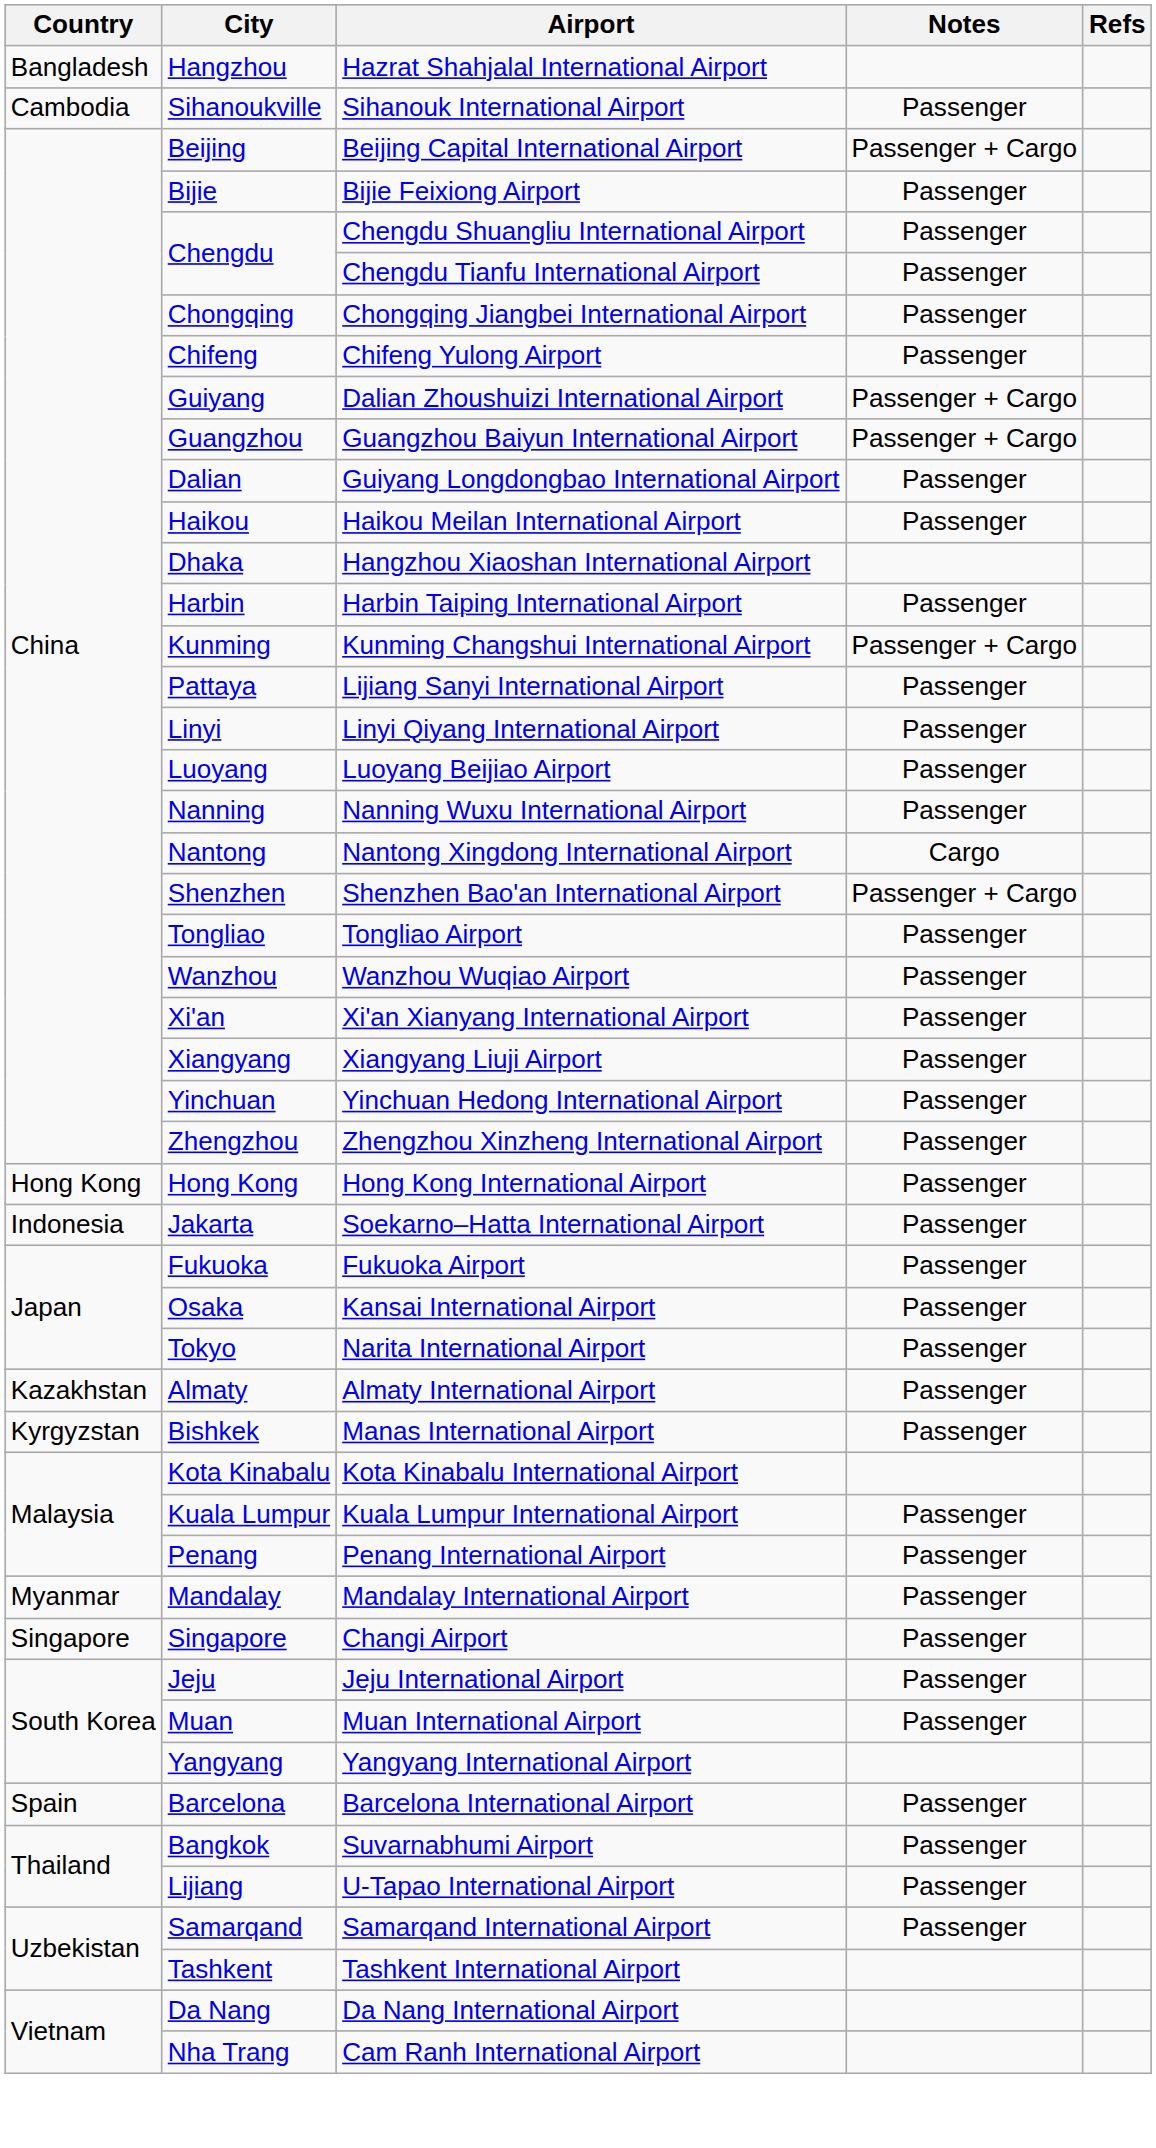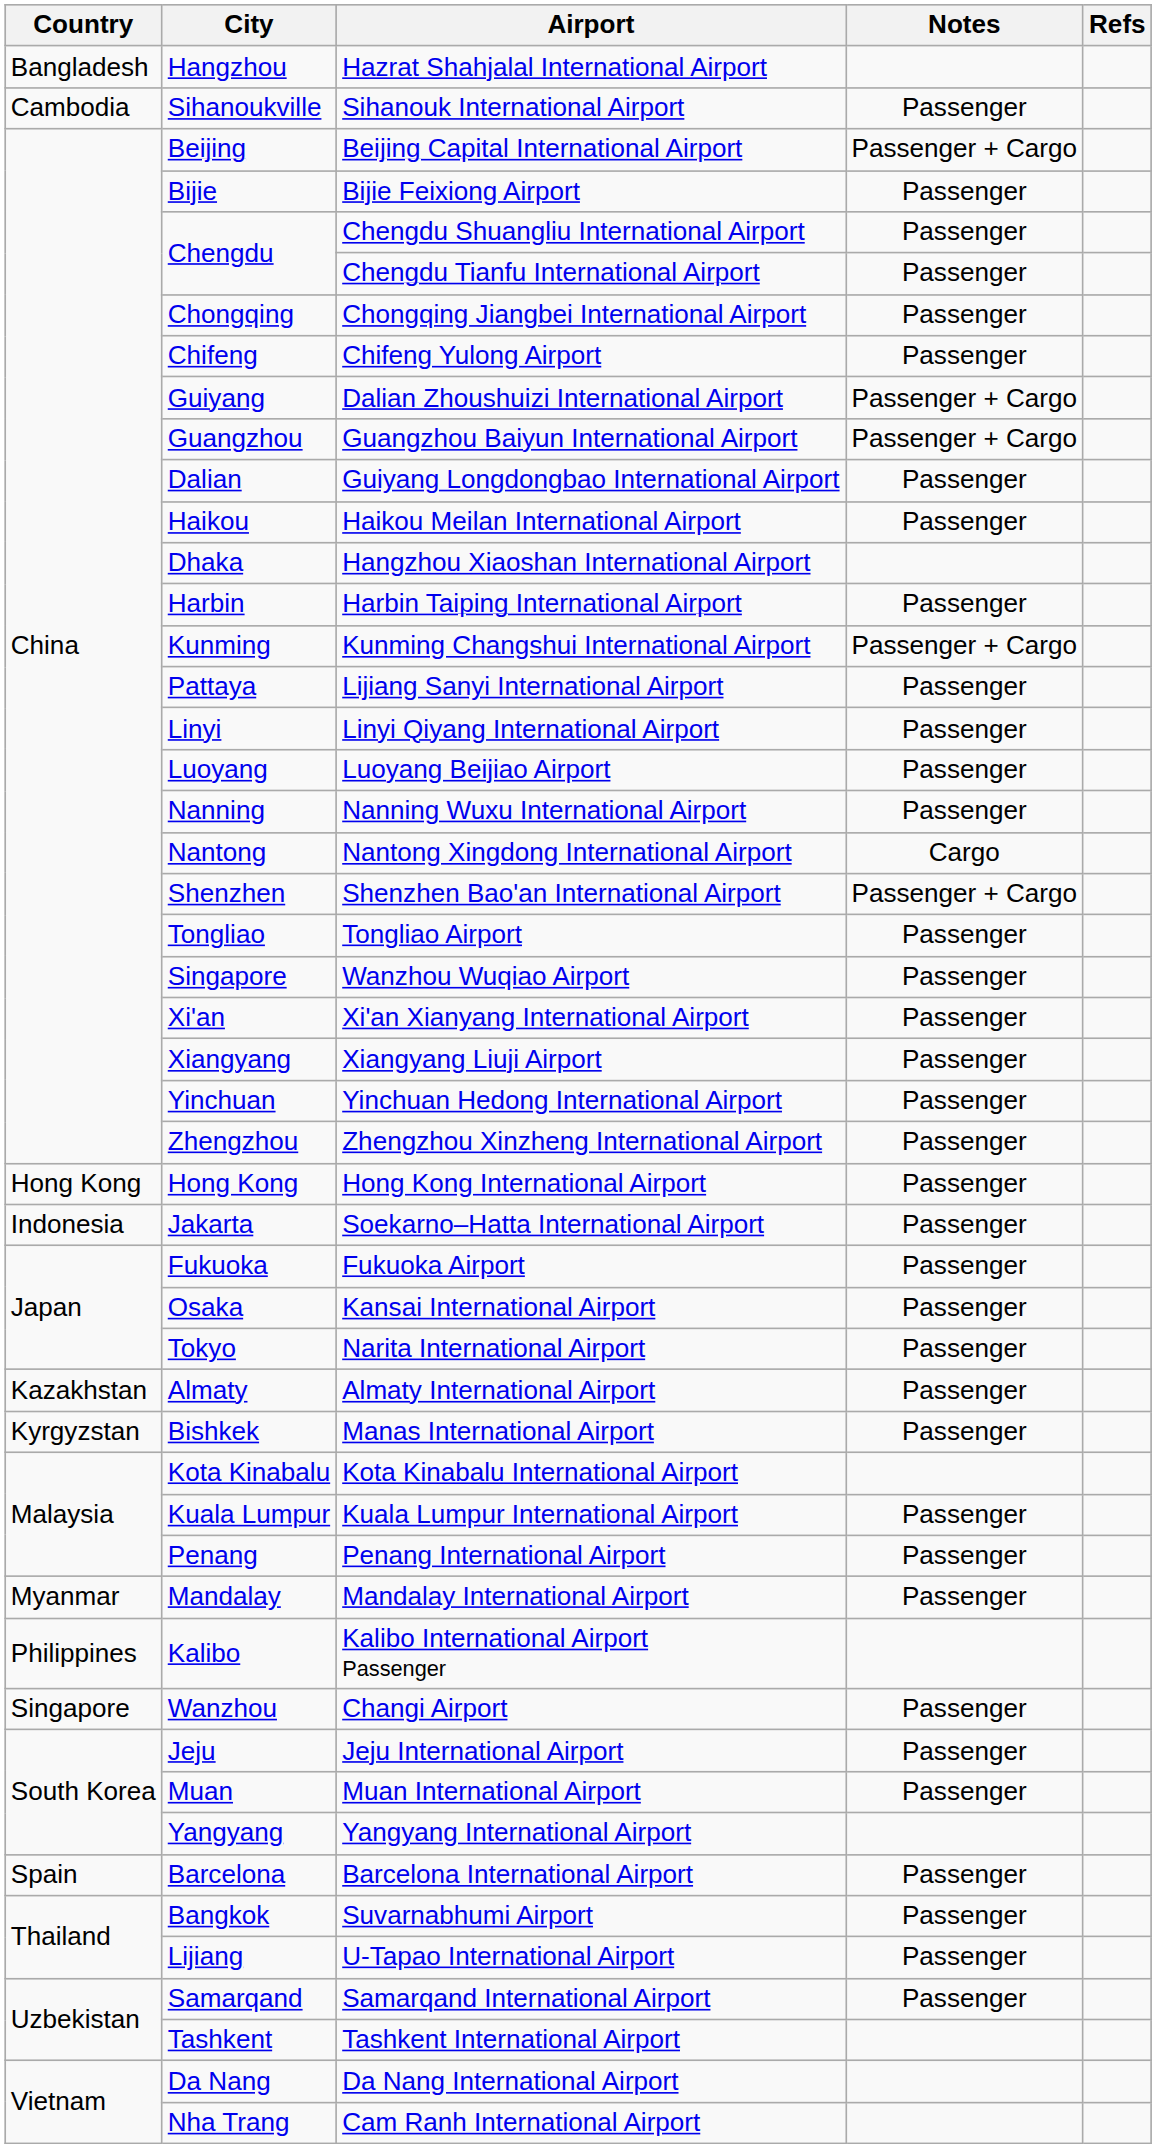(222, 976) Wanzhou -> (227, 976) Singapore
+ row: (495, 1652)
(227, 1638) Singapore -> (222, 1708) Wanzhou
